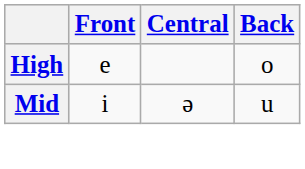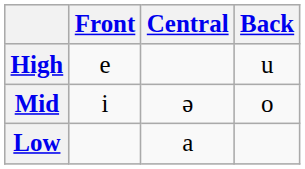(267, 63) o -> (267, 63) u
(267, 103) u -> (267, 103) o
+ row: (37, 143)
